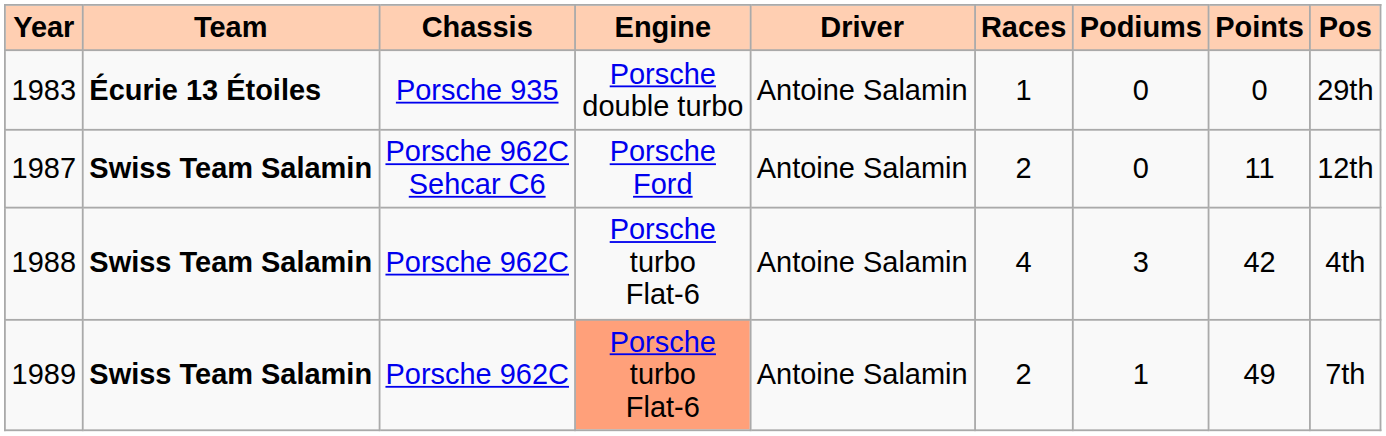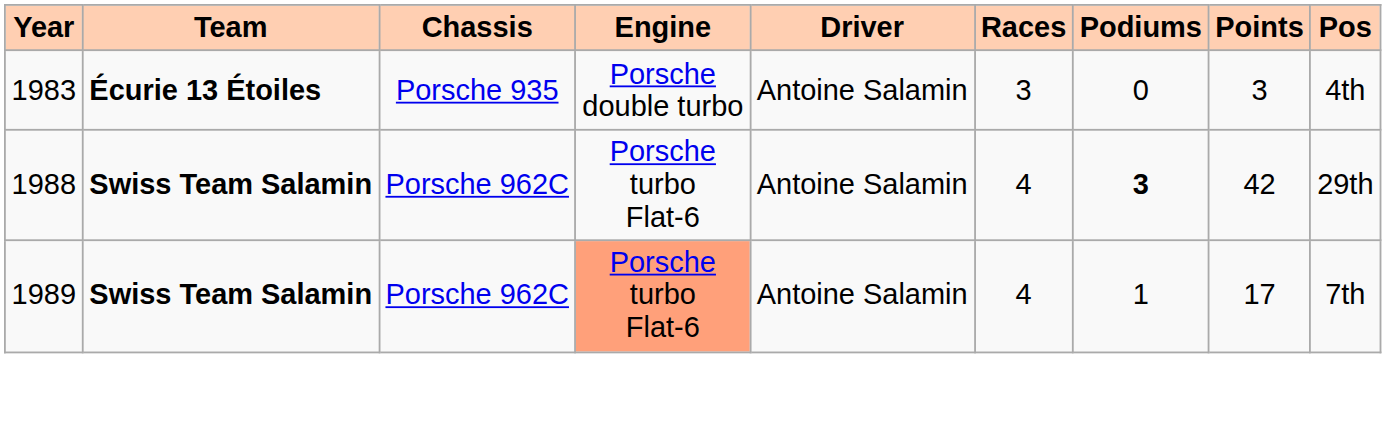(1024, 89) 1 -> (1024, 89) 3
(1260, 89) 0 -> (1260, 89) 3
(1345, 89) 29th -> (1345, 89) 4th
- row: (44, 168)
(1141, 262) normal -> (1141, 184) bold
(1345, 262) 4th -> (1345, 184) 29th
(1024, 374) 2 -> (1024, 295) 4
(1260, 374) 49 -> (1260, 295) 17
